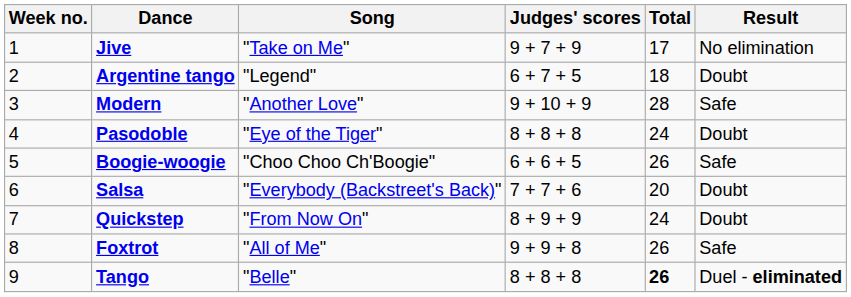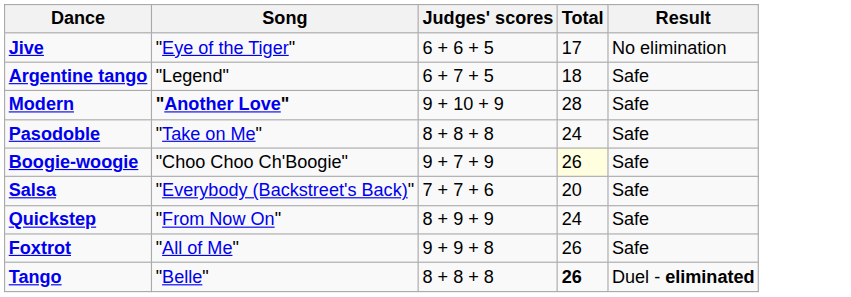- column: (48, 18)
(296, 47) "Take on Me" -> (225, 47) "Eye of the Tiger"
(546, 47) 9 + 7 + 9 -> (458, 47) 6 + 6 + 5
(723, 76) Doubt -> (631, 76) Safe
(303, 104) normal -> (223, 104) bold
(313, 133) "Eye of the Tiger" -> (209, 133) "Take on Me"
(723, 133) Doubt -> (631, 133) Safe
(546, 162) 6 + 6 + 5 -> (458, 162) 9 + 7 + 9
(659, 162) no background -> (572, 162) lightyellow background
(723, 190) Doubt -> (631, 190) Safe
(723, 219) Doubt -> (631, 219) Safe
